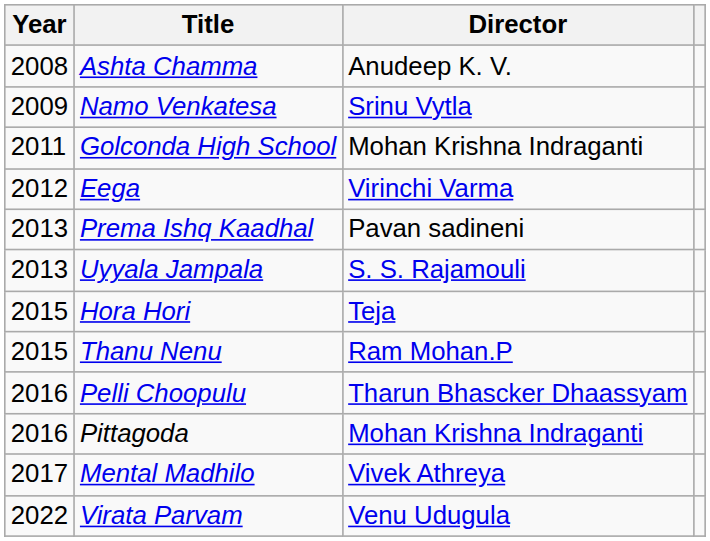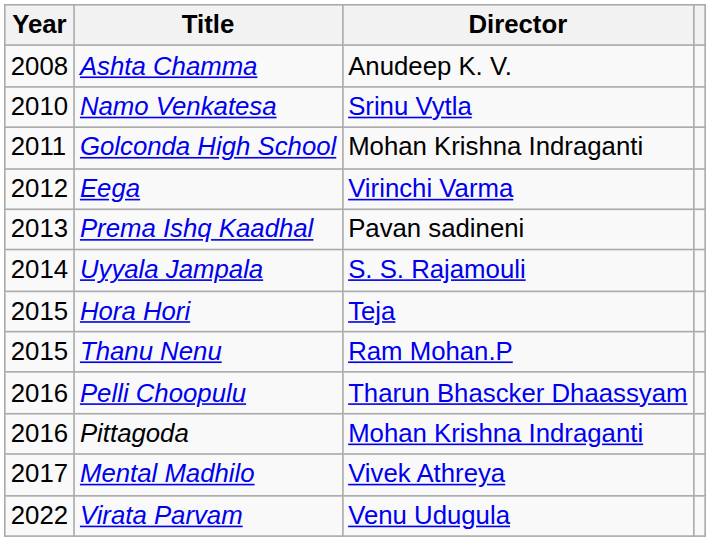(39, 106) 2009 -> (39, 106) 2010
(39, 270) 2013 -> (39, 270) 2014
